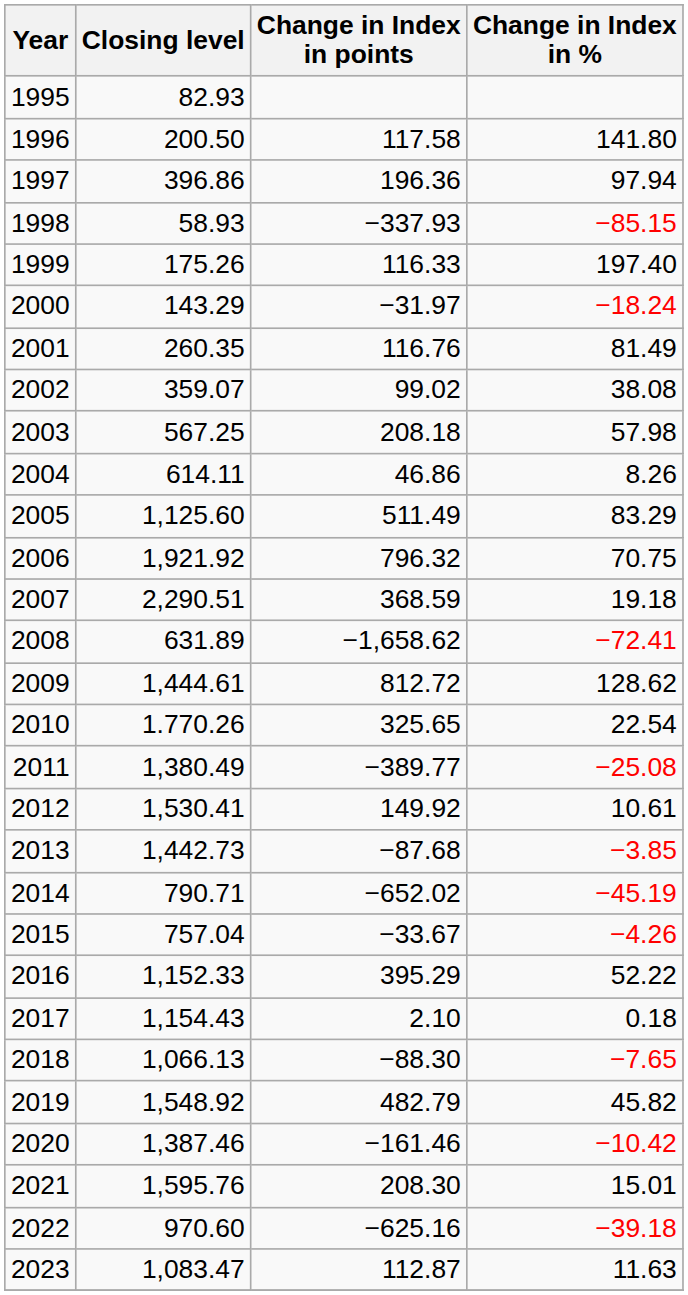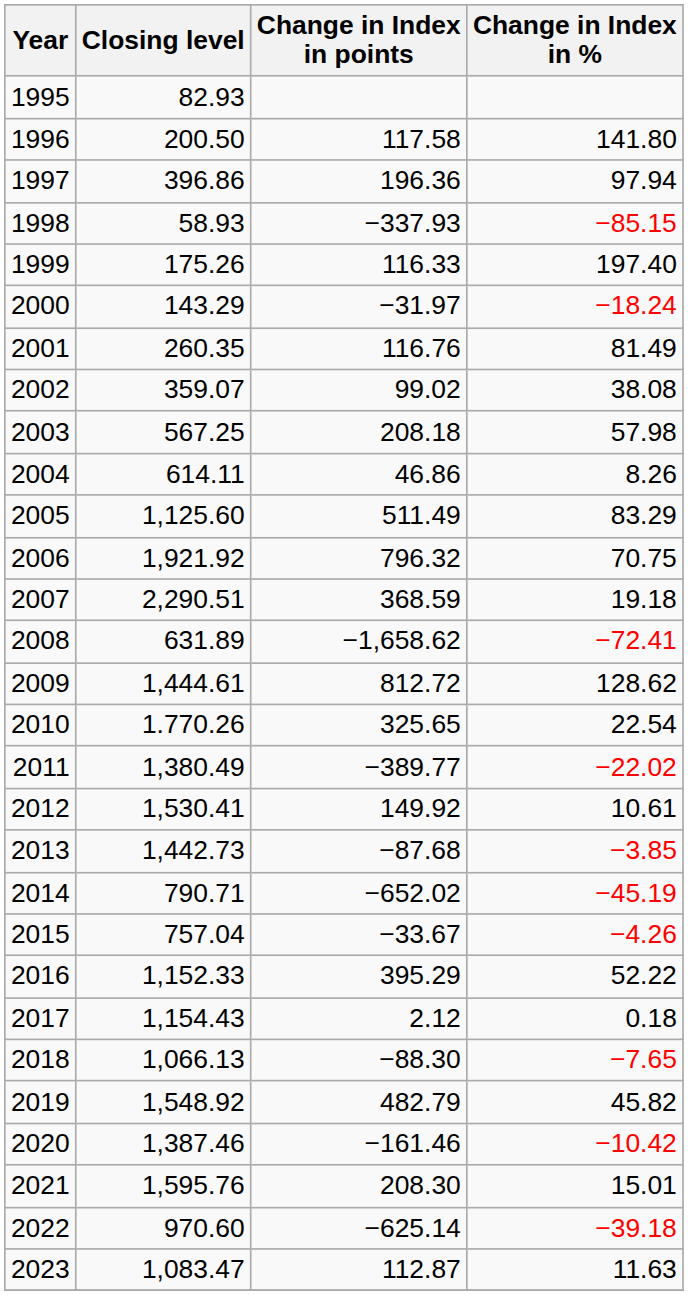(636, 766) −25.08 -> (636, 766) −22.02
(435, 1018) 2.10 -> (435, 1018) 2.12
(413, 1227) −625.16 -> (413, 1227) −625.14
